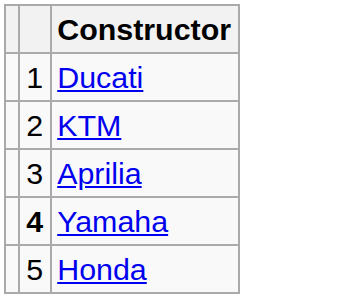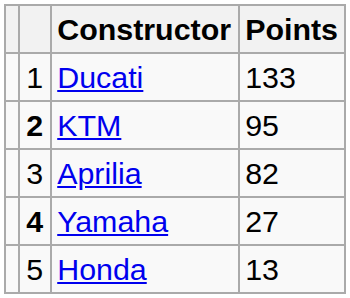+ column: (292, 29)
(35, 126) normal -> (35, 126) bold
